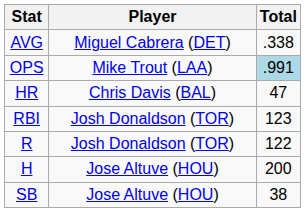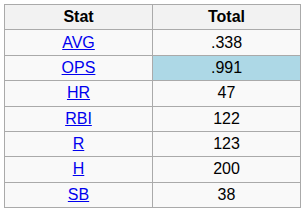- column: (153, 17)
(278, 118) 123 -> (227, 118) 122
(278, 144) 122 -> (227, 144) 123
